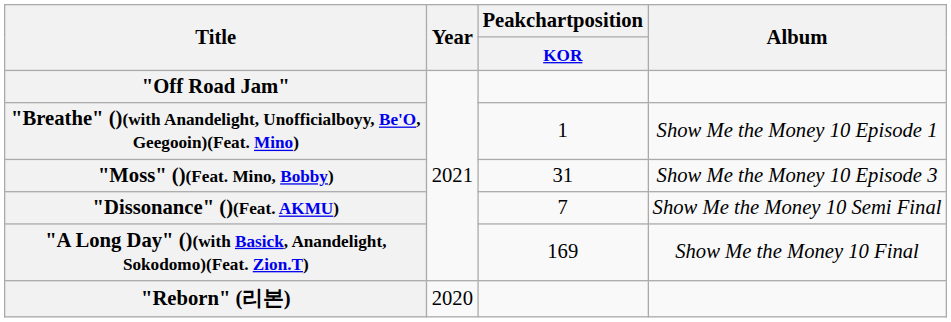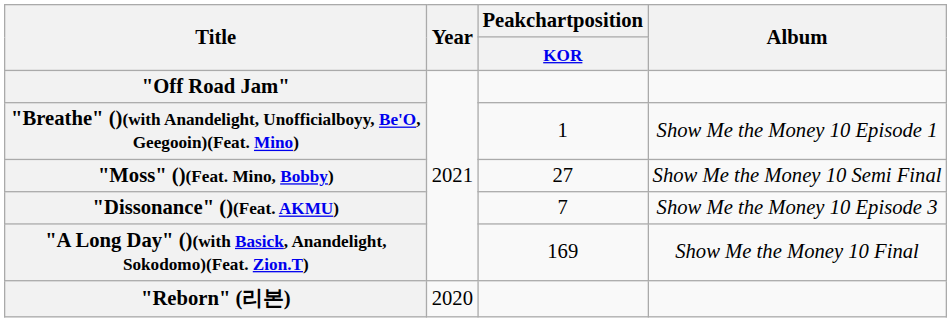(563, 175) 31 -> (563, 175) 27
(797, 175) Show Me the Money 10 Episode 3 -> (797, 175) Show Me the Money 10 Semi Final
(797, 207) Show Me the Money 10 Semi Final -> (797, 207) Show Me the Money 10 Episode 3
